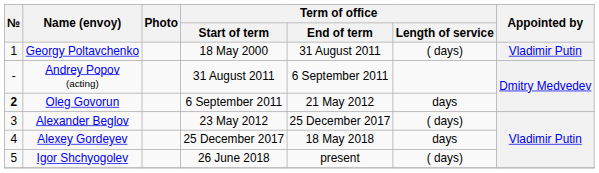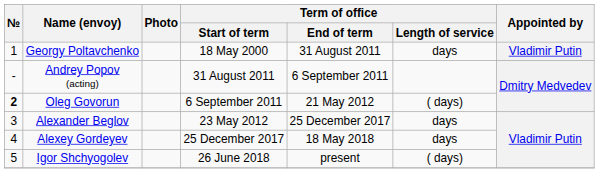(445, 51) ( days) -> (445, 51) days
(445, 102) days -> (445, 102) ( days)
(445, 121) ( days) -> (445, 121) days
